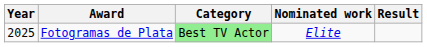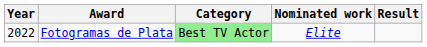(21, 33) 2025 -> (21, 33) 2022
